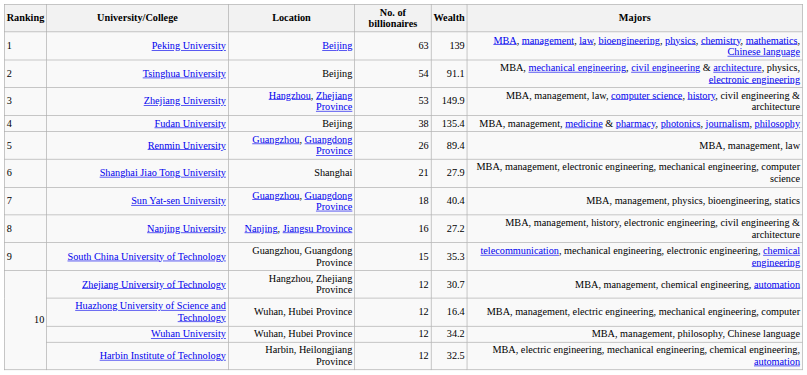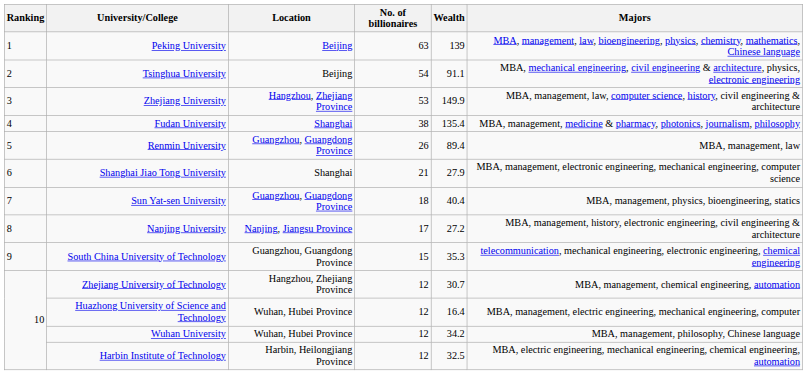(337, 123) Beijing -> (333, 123) Shanghai
(424, 228) 16 -> (424, 228) 17
